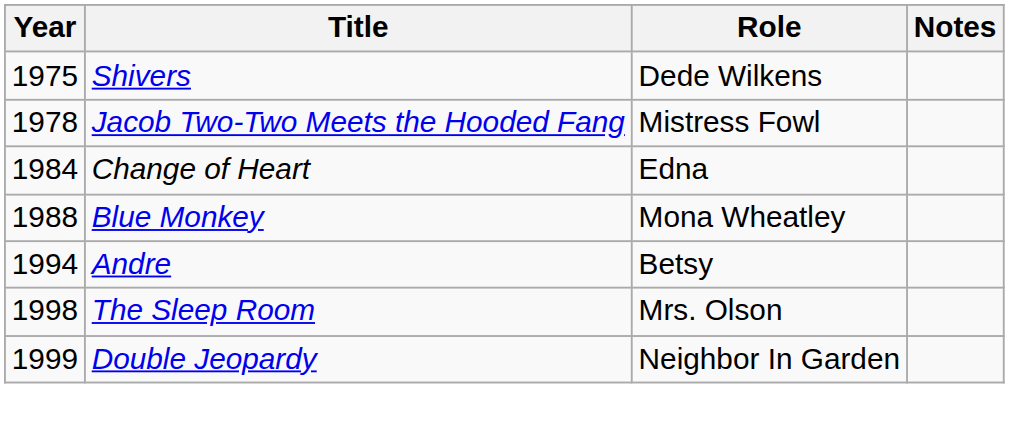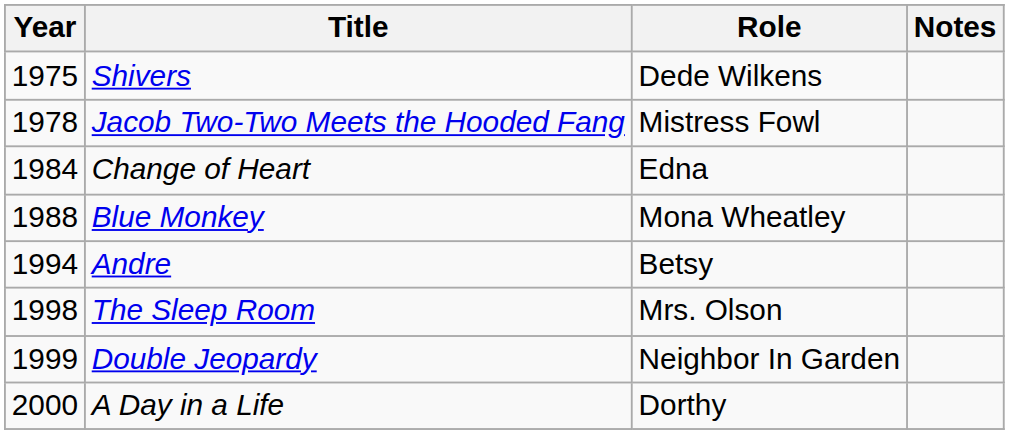+ row: (188, 405)
